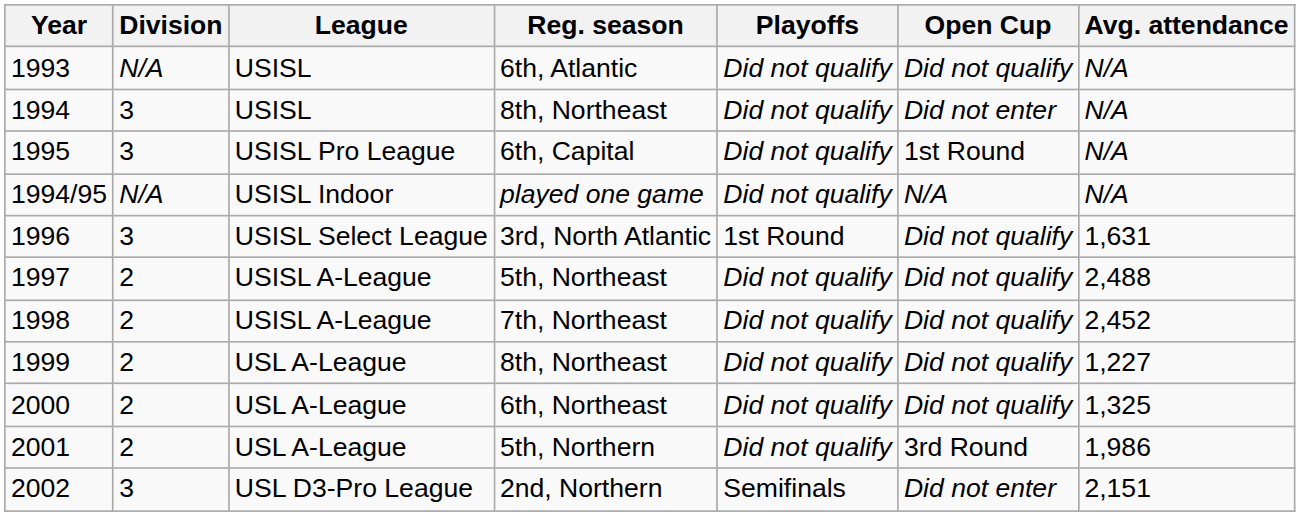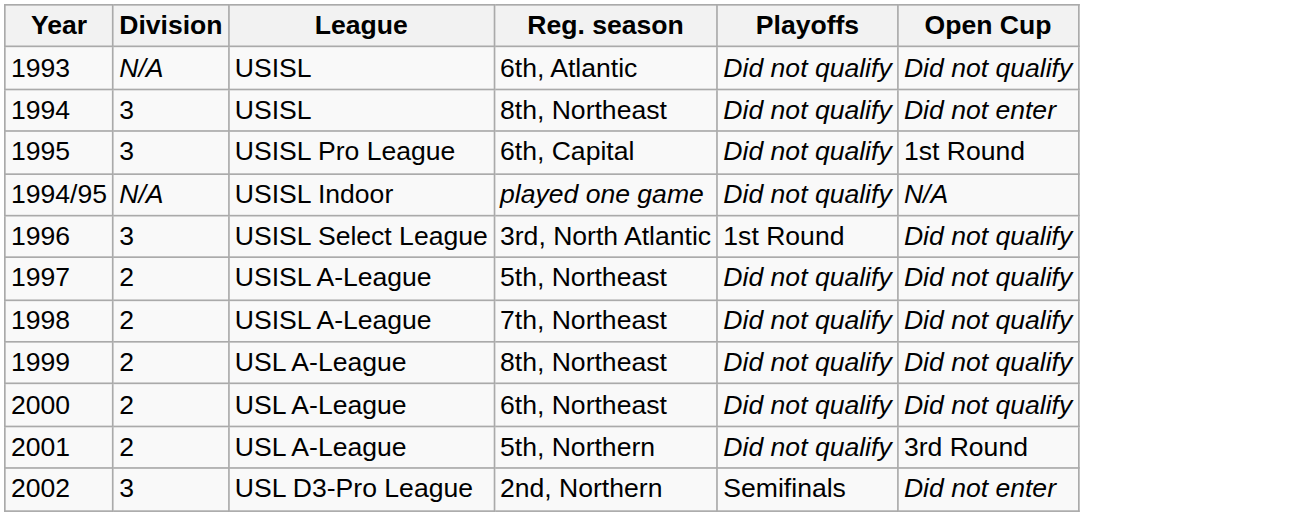- column: (1187, 25)
